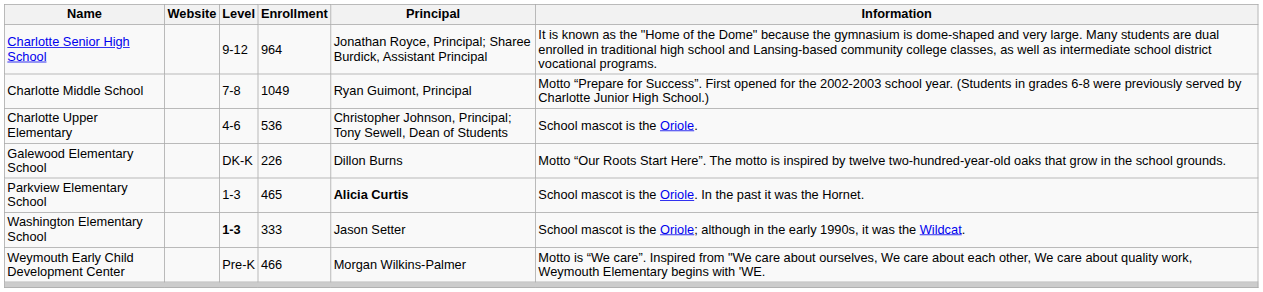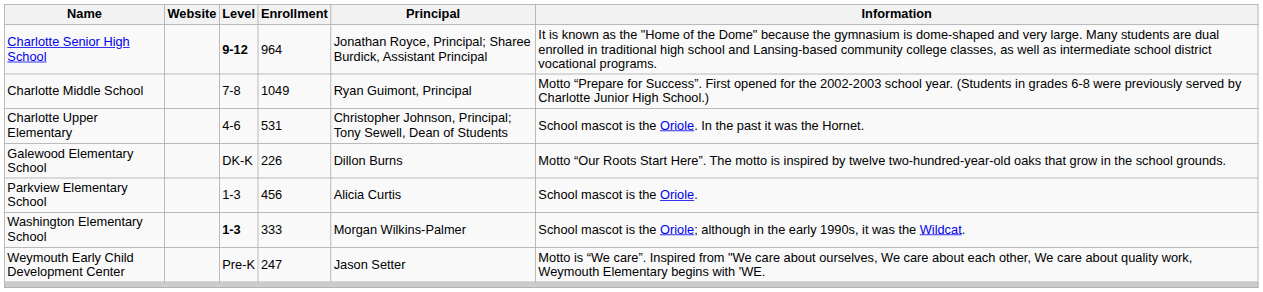(235, 49) normal -> (235, 49) bold
(272, 125) 536 -> (272, 125) 531
(618, 125) School mascot is the Oriole. -> (701, 125) School mascot is the Oriole. In the past it was the Hornet.
(272, 195) 465 -> (272, 195) 456
(371, 195) bold -> (367, 195) normal
(701, 195) School mascot is the Oriole. In the past it was the Hornet. -> (618, 195) School mascot is the Oriole.
(370, 230) Jason Setter -> (400, 230) Morgan Wilkins-Palmer
(272, 264) 466 -> (272, 264) 247
(400, 264) Morgan Wilkins-Palmer -> (370, 264) Jason Setter
